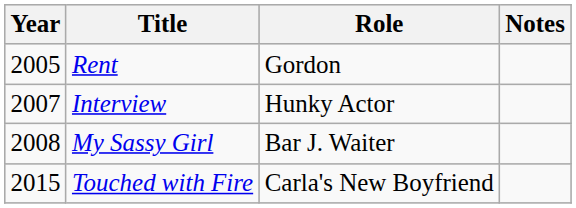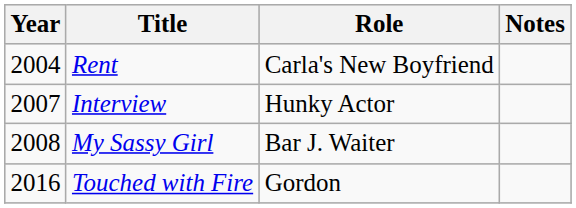(35, 63) 2005 -> (35, 63) 2004
(303, 63) Gordon -> (379, 63) Carla's New Boyfriend
(35, 182) 2015 -> (35, 182) 2016
(379, 182) Carla's New Boyfriend -> (303, 182) Gordon
